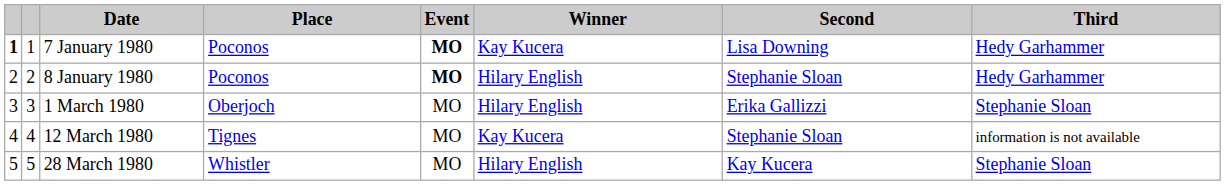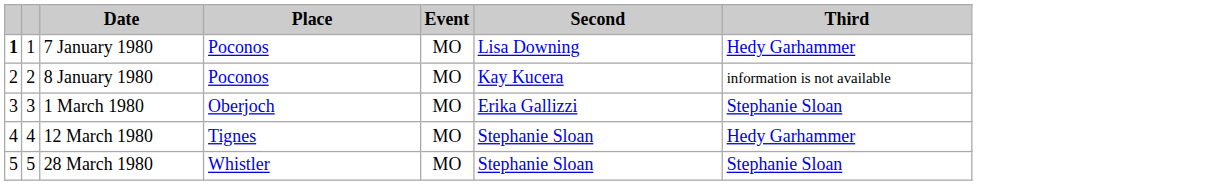- column: (598, 18)
(447, 48) bold -> (447, 48) normal
(447, 77) bold -> (447, 77) normal
(784, 77) Stephanie Sloan -> (521, 77) Kay Kucera
(1040, 77) Hedy Garhammer -> (809, 78) information is not available
(1058, 136) information is not available -> (791, 135) Hedy Garhammer
(770, 165) Kay Kucera -> (536, 165) Stephanie Sloan
